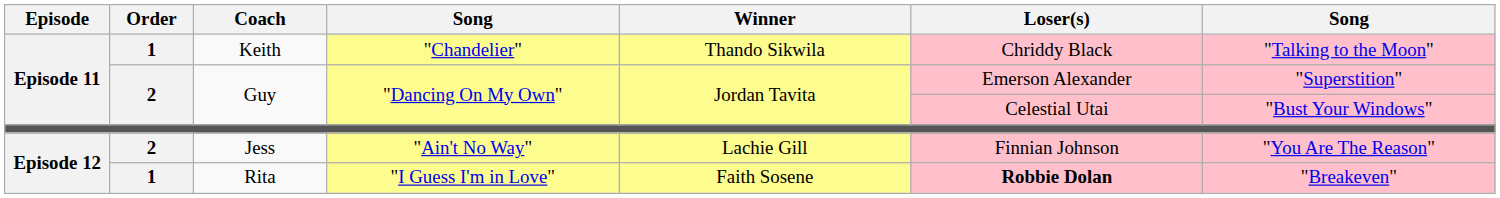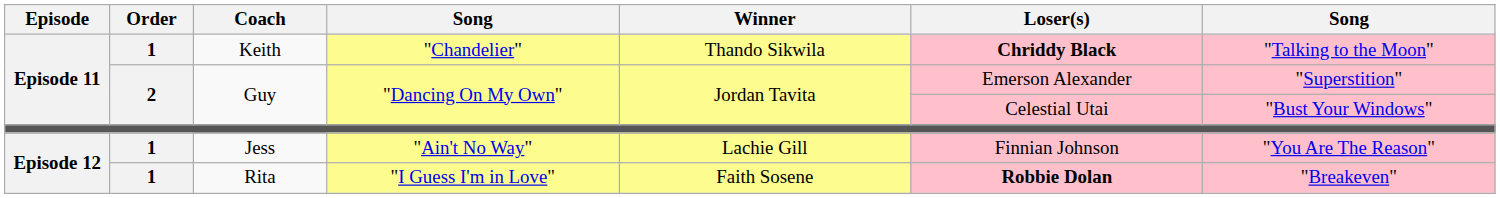(1057, 49) normal -> (1057, 49) bold
(152, 147) 2 -> (152, 147) 1
